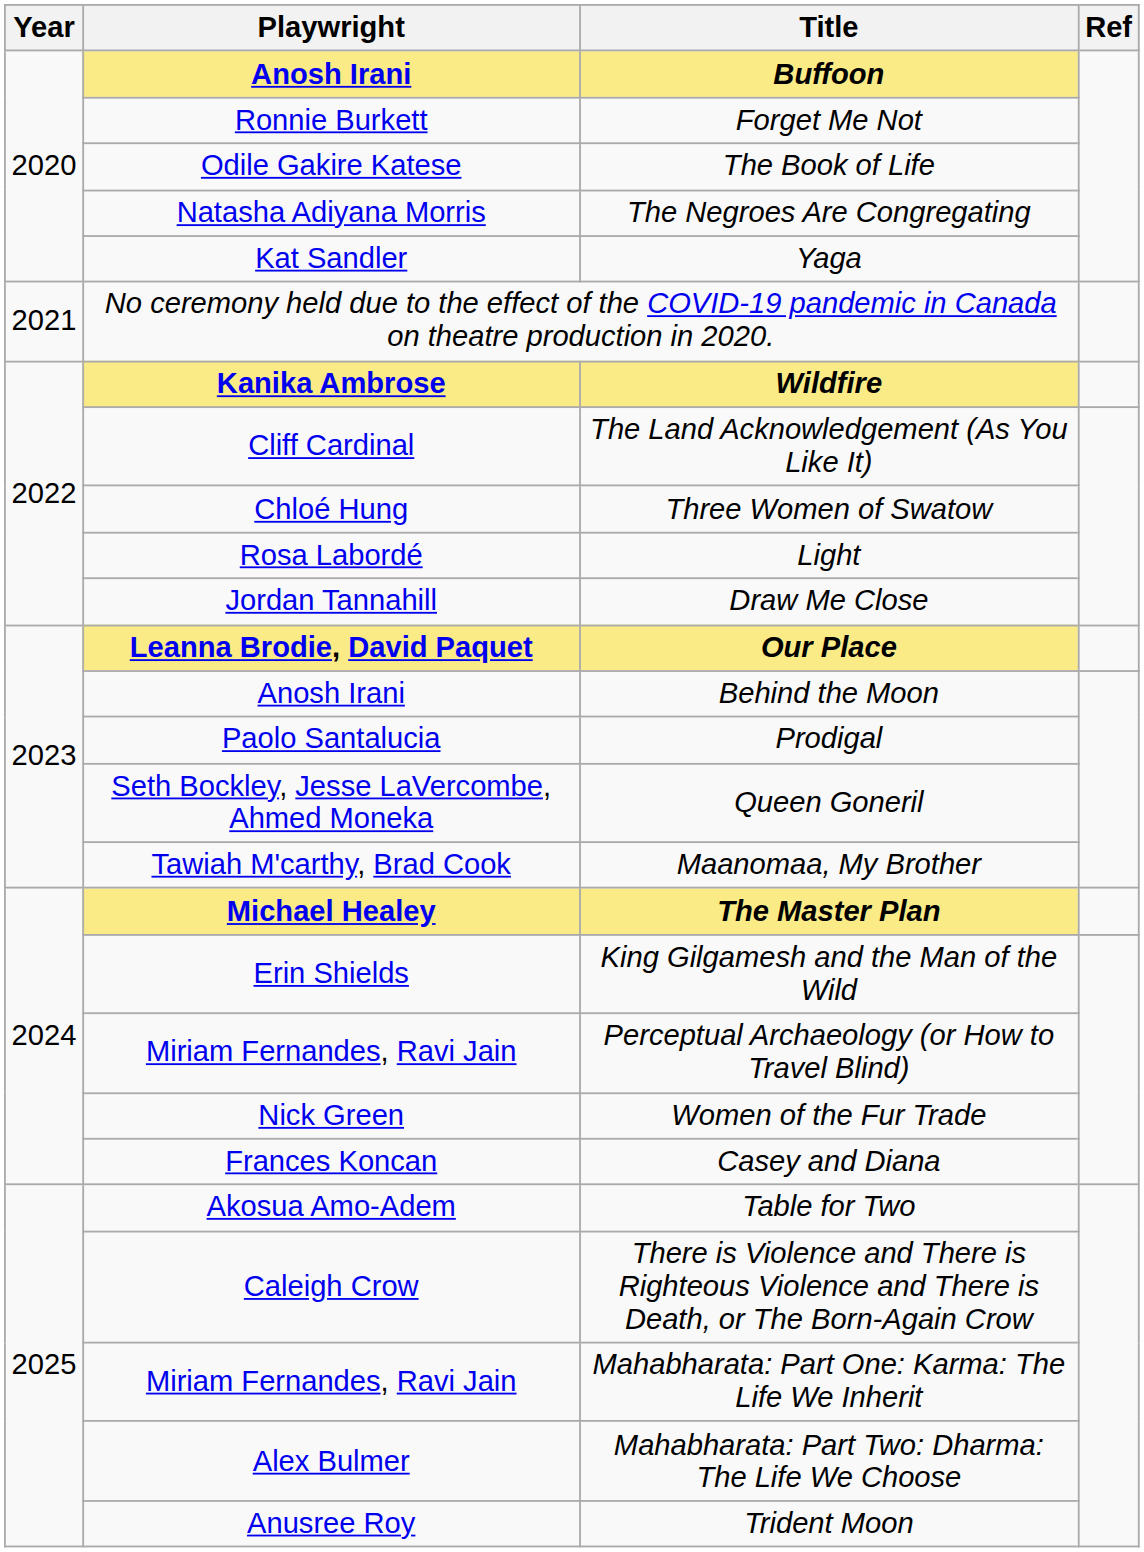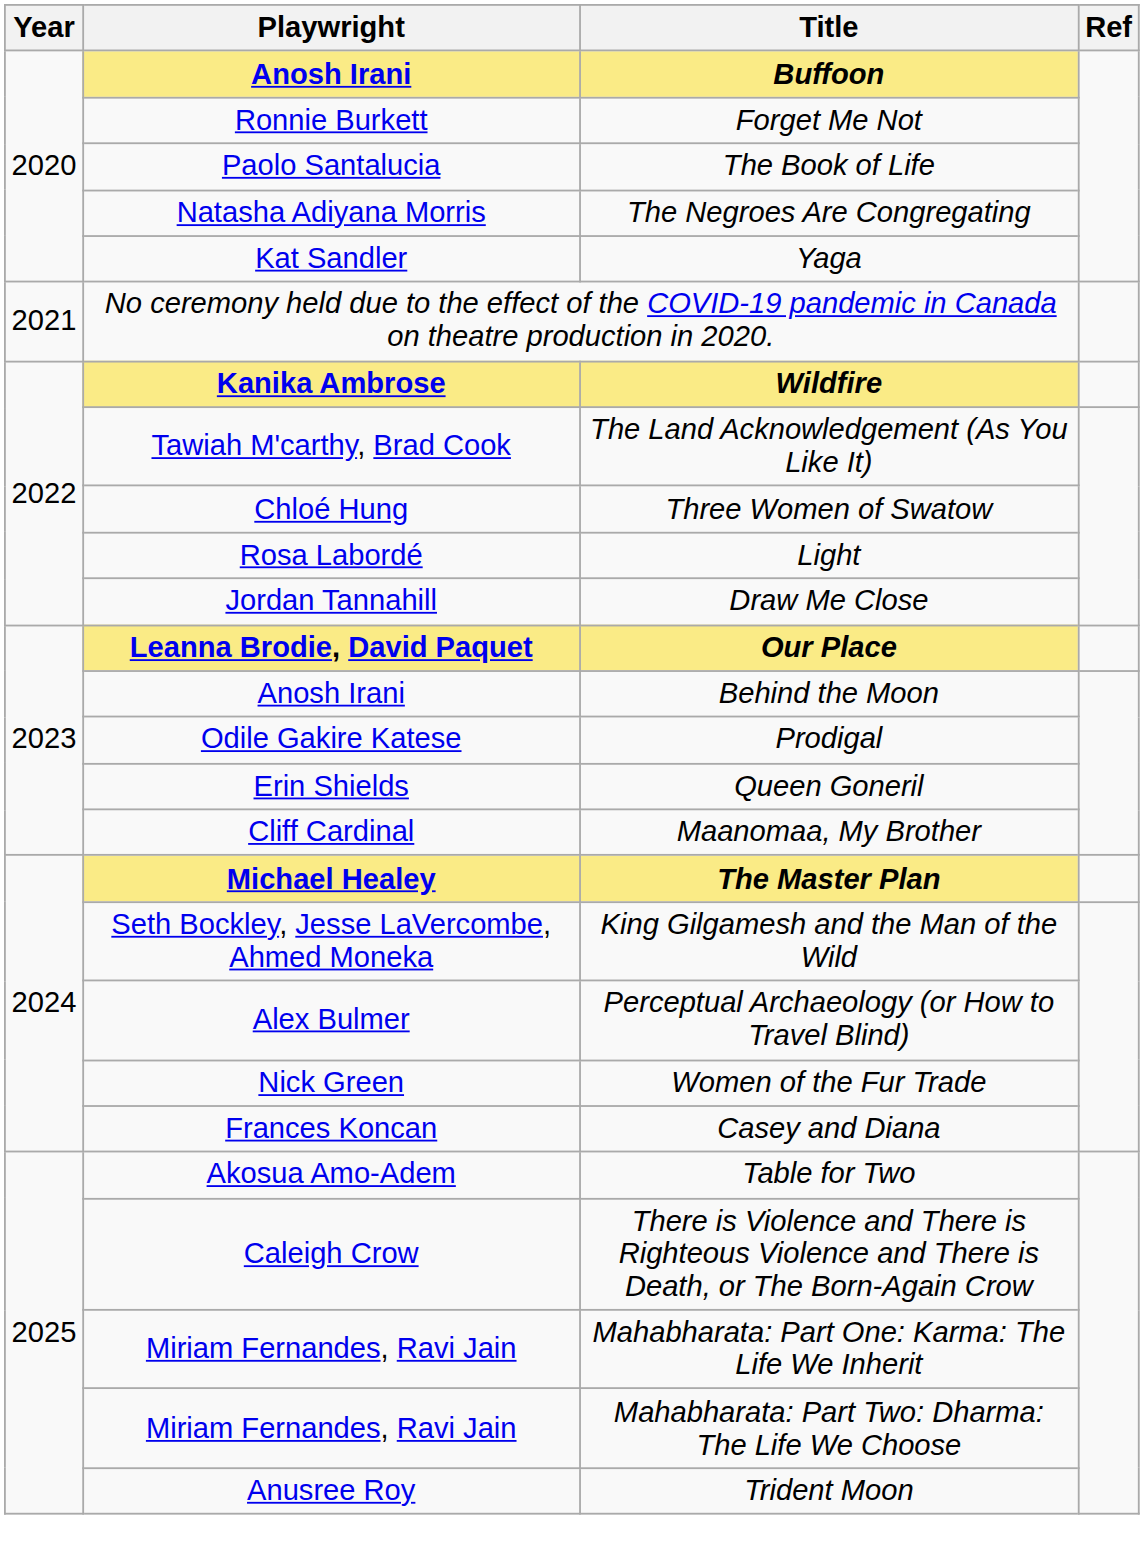(331, 166) Odile Gakire Katese -> (331, 166) Paolo Santalucia
(331, 446) Cliff Cardinal -> (331, 446) Tawiah M'carthy, Brad Cook
(331, 739) Paolo Santalucia -> (331, 739) Odile Gakire Katese
(331, 802) Seth Bockley, Jesse LaVercombe, Ahmed Moneka -> (331, 785) Erin Shields
(331, 864) Tawiah M'carthy, Brad Cook -> (331, 832) Cliff Cardinal
(331, 973) Erin Shields -> (331, 940) Seth Bockley, Jesse LaVercombe, Ahmed Moneka
(331, 1052) Miriam Fernandes, Ravi Jain -> (331, 1019) Alex Bulmer
(331, 1460) Alex Bulmer -> (331, 1427) Miriam Fernandes, Ravi Jain
